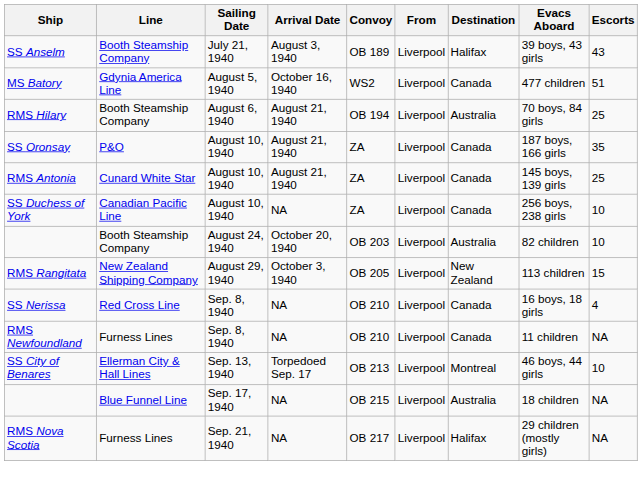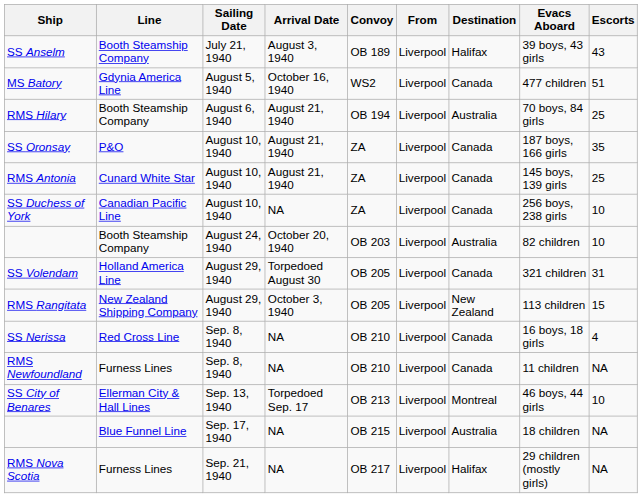+ row: (43, 273)
